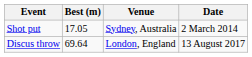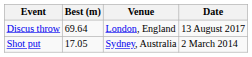rows swapped: (33, 44) <-> (24, 28)
